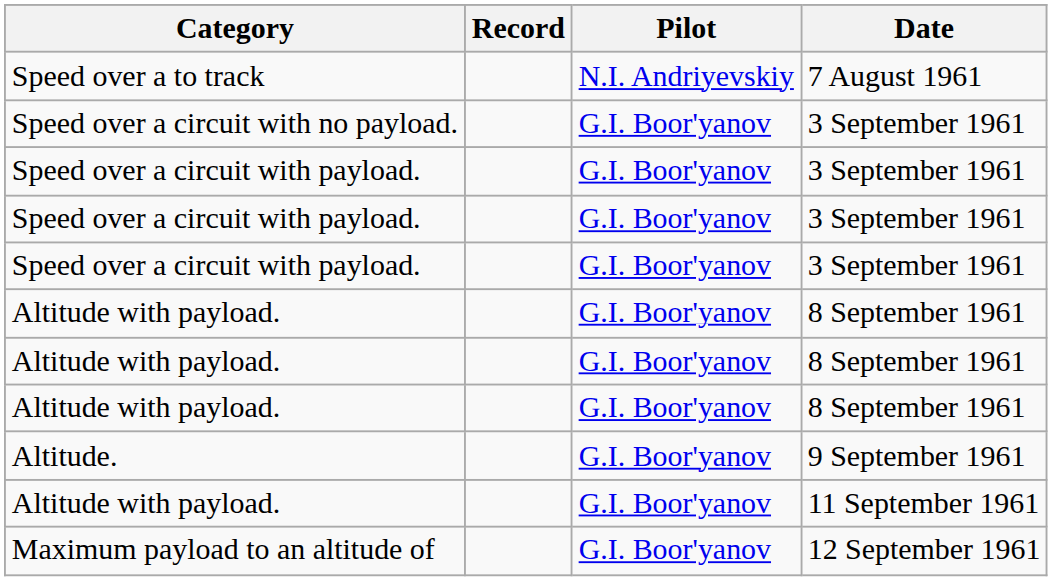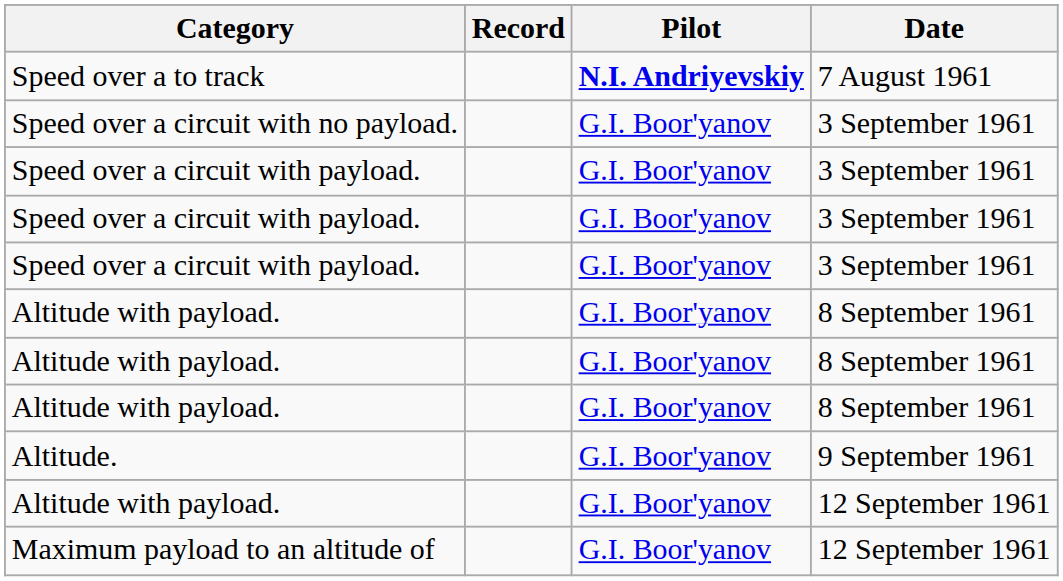(686, 75) normal -> (691, 75) bold
- row: (146, 502)
+ row: (146, 502)
